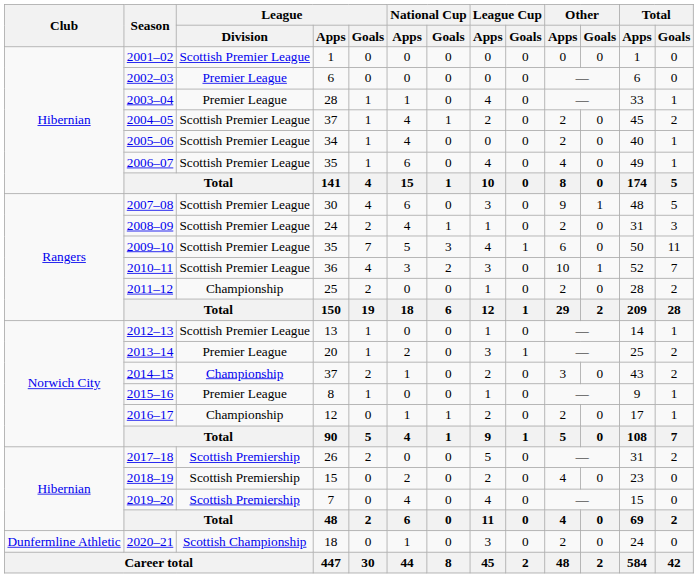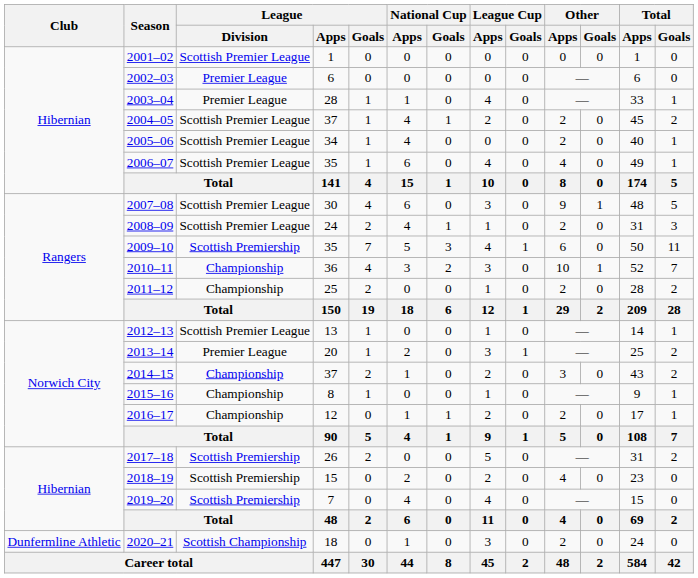(245, 246) Scottish Premier League -> (245, 246) Scottish Premiership
(245, 267) Scottish Premier League -> (245, 267) Championship
(245, 394) Premier League -> (245, 394) Championship
